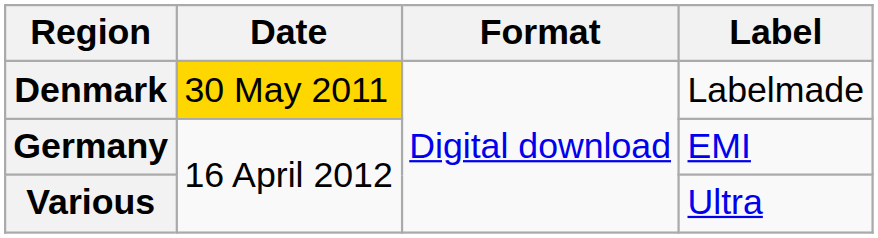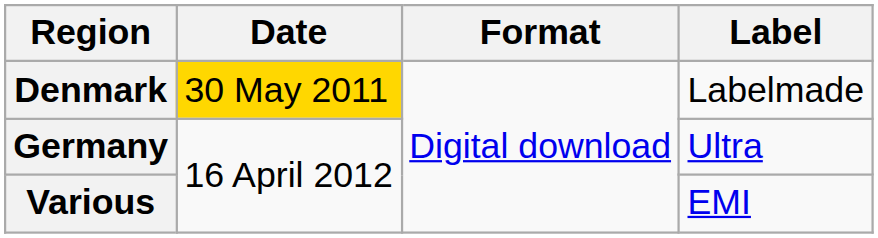(719, 145) EMI -> (725, 145) Ultra
(725, 202) Ultra -> (719, 202) EMI
